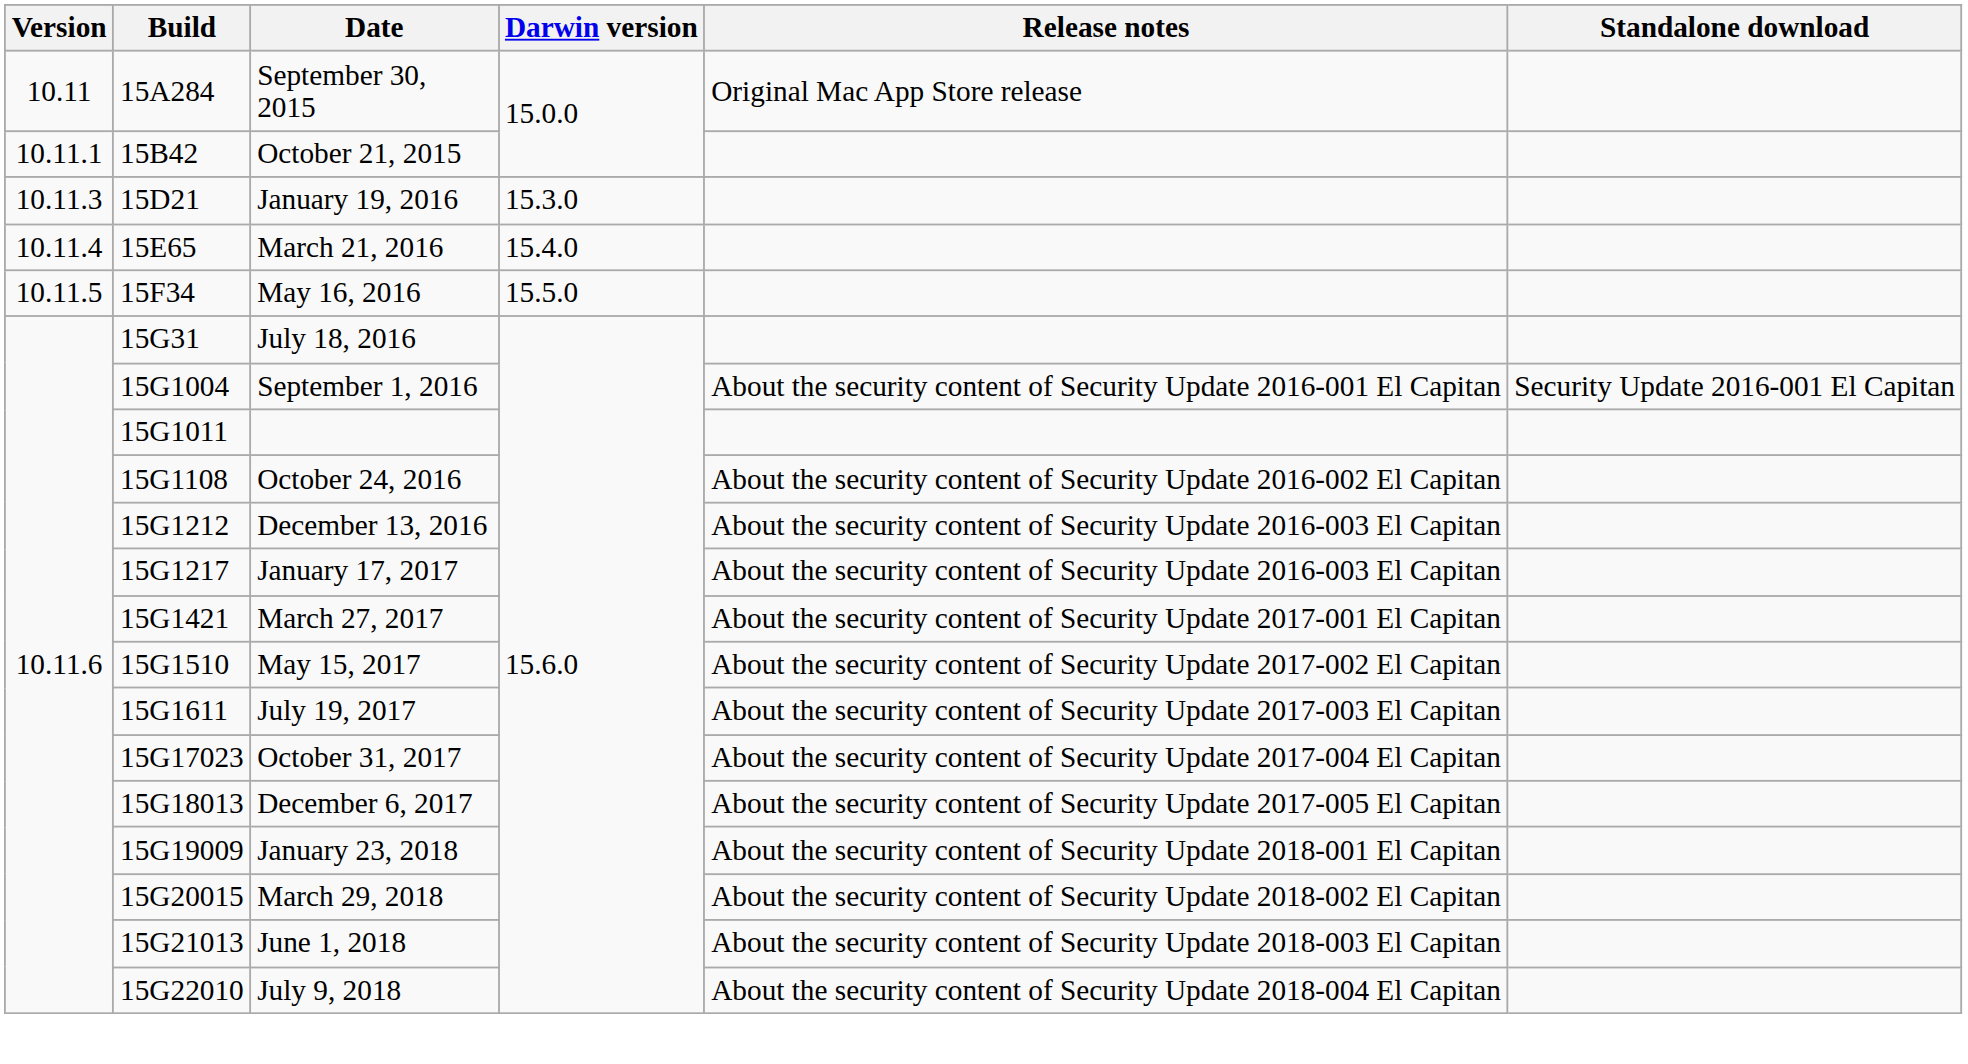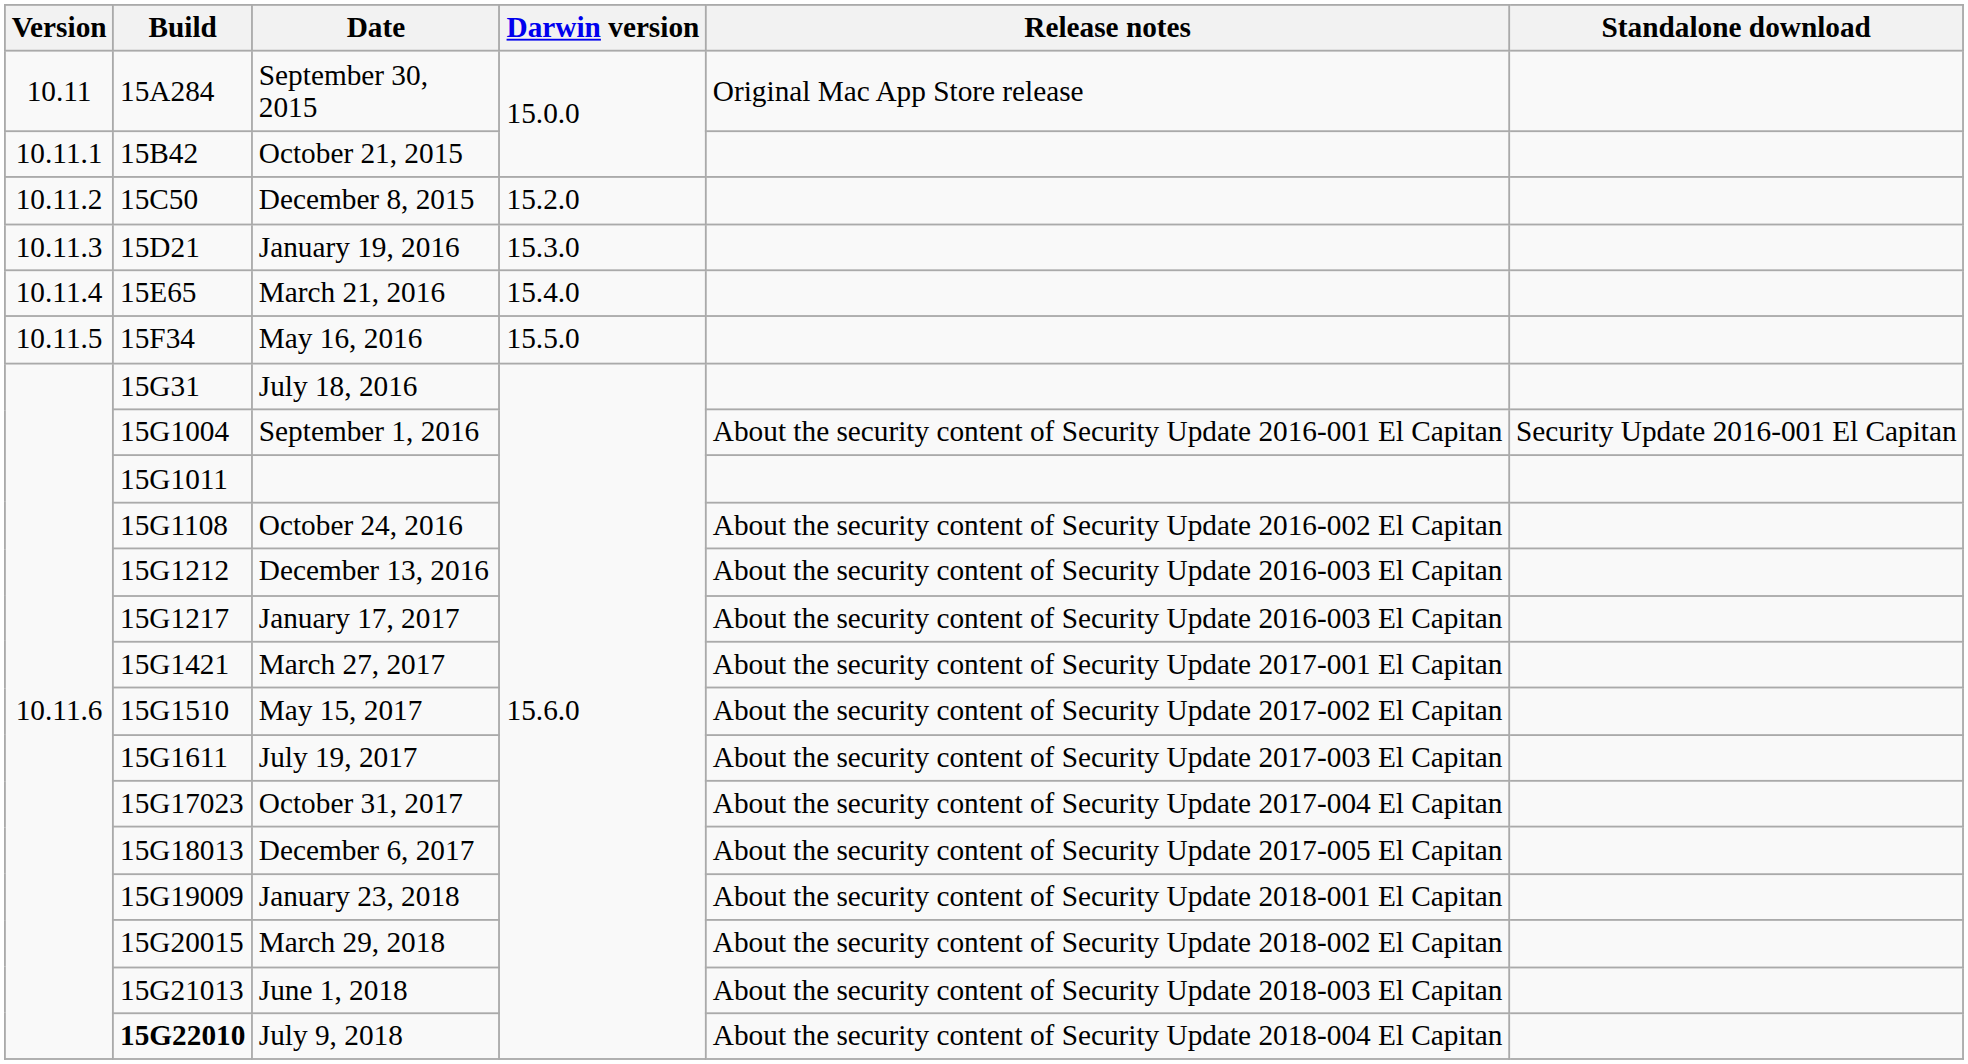+ row: (367, 199)
(182, 989) normal -> (183, 1035) bold
